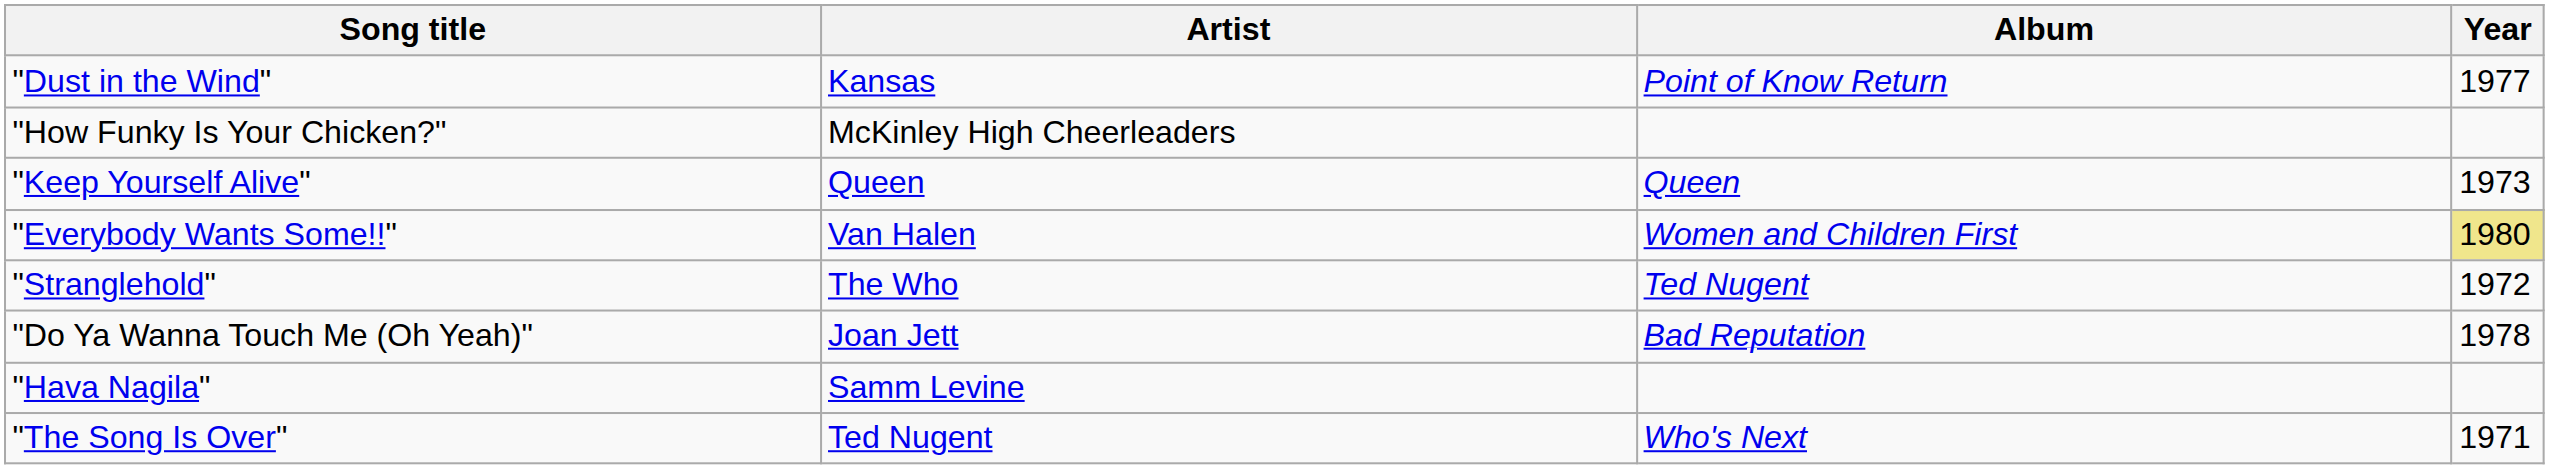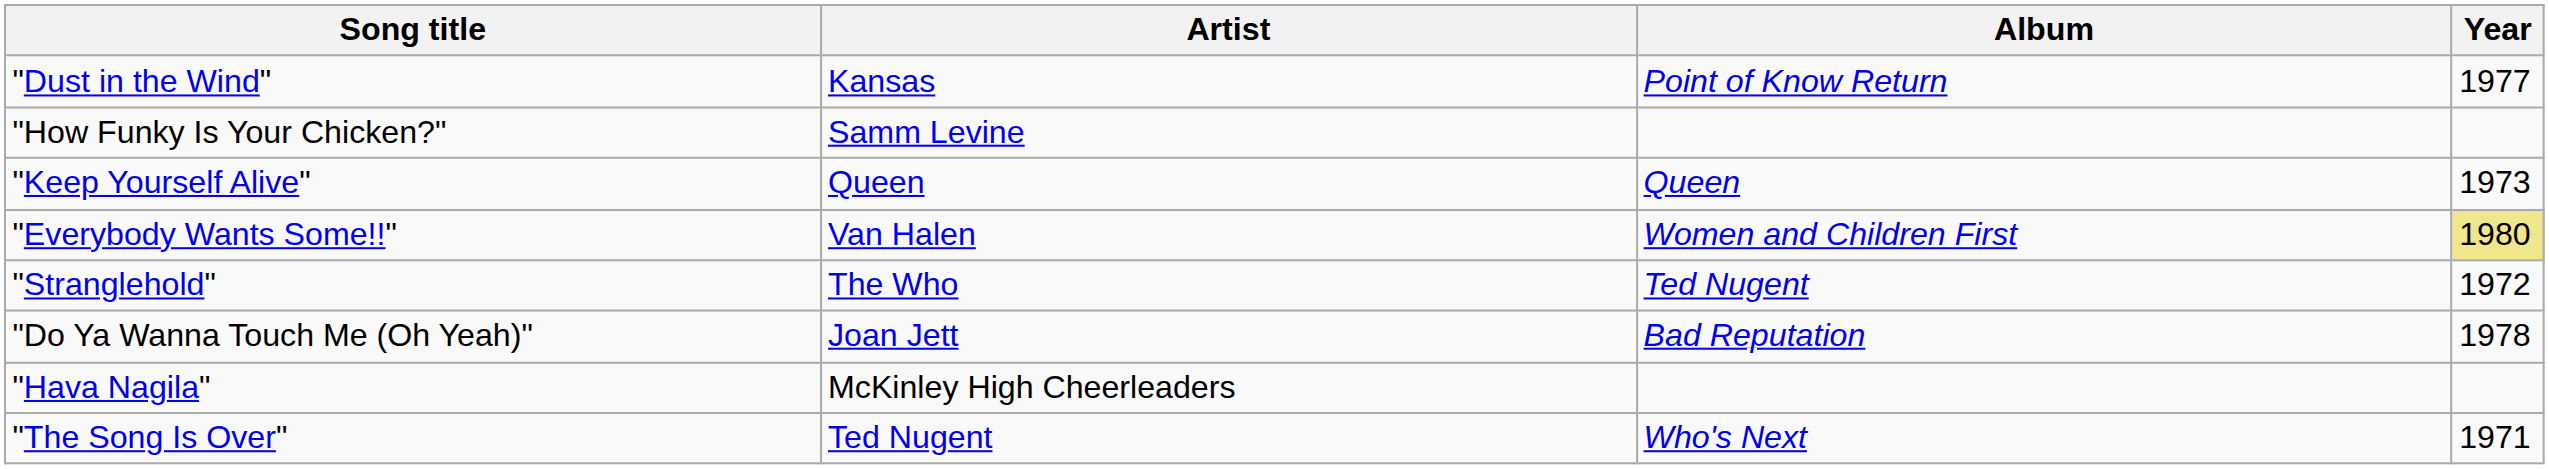(1032, 132) McKinley High Cheerleaders -> (926, 132) Samm Levine
(926, 387) Samm Levine -> (1032, 387) McKinley High Cheerleaders
